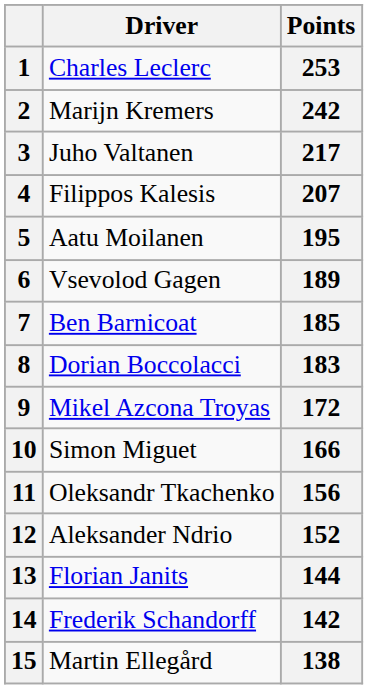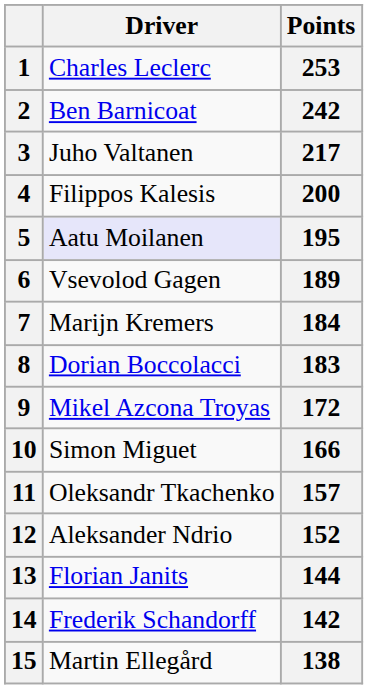(131, 110) Marijn Kremers -> (123, 110) Ben Barnicoat
(321, 194) 207 -> (321, 194) 200
(126, 237) no background -> (126, 237) lavender background
(123, 322) Ben Barnicoat -> (131, 322) Marijn Kremers
(321, 322) 185 -> (321, 322) 184
(321, 491) 156 -> (321, 491) 157
